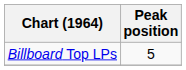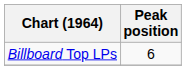(151, 53) 5 -> (151, 53) 6
